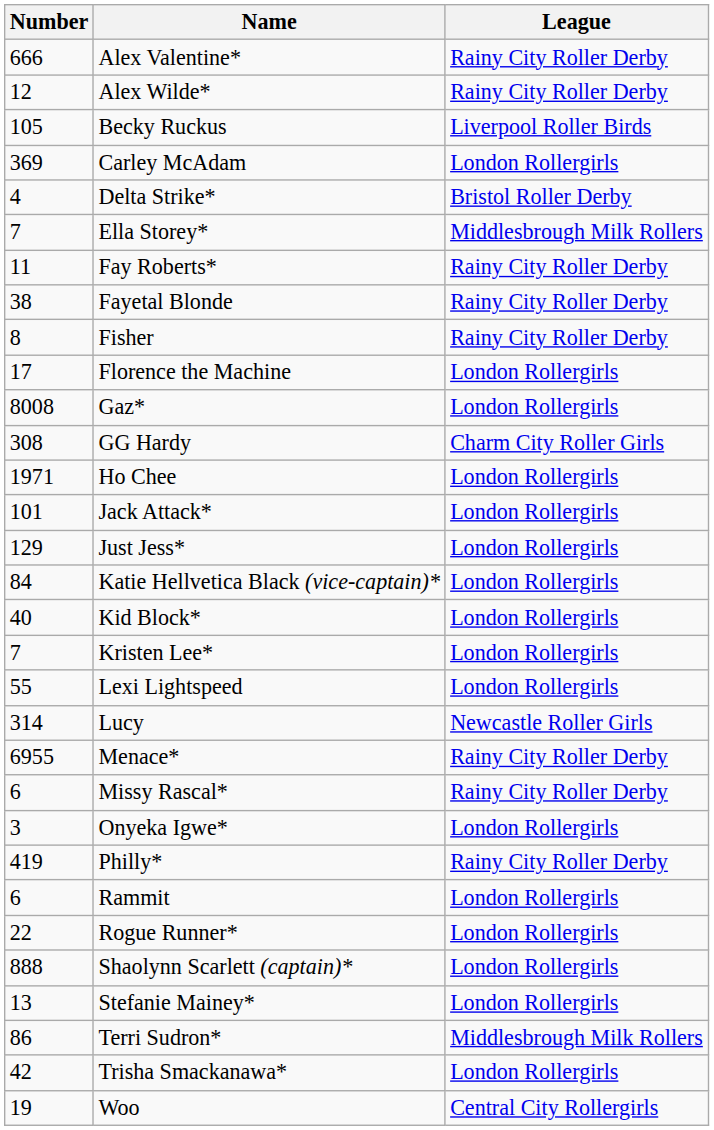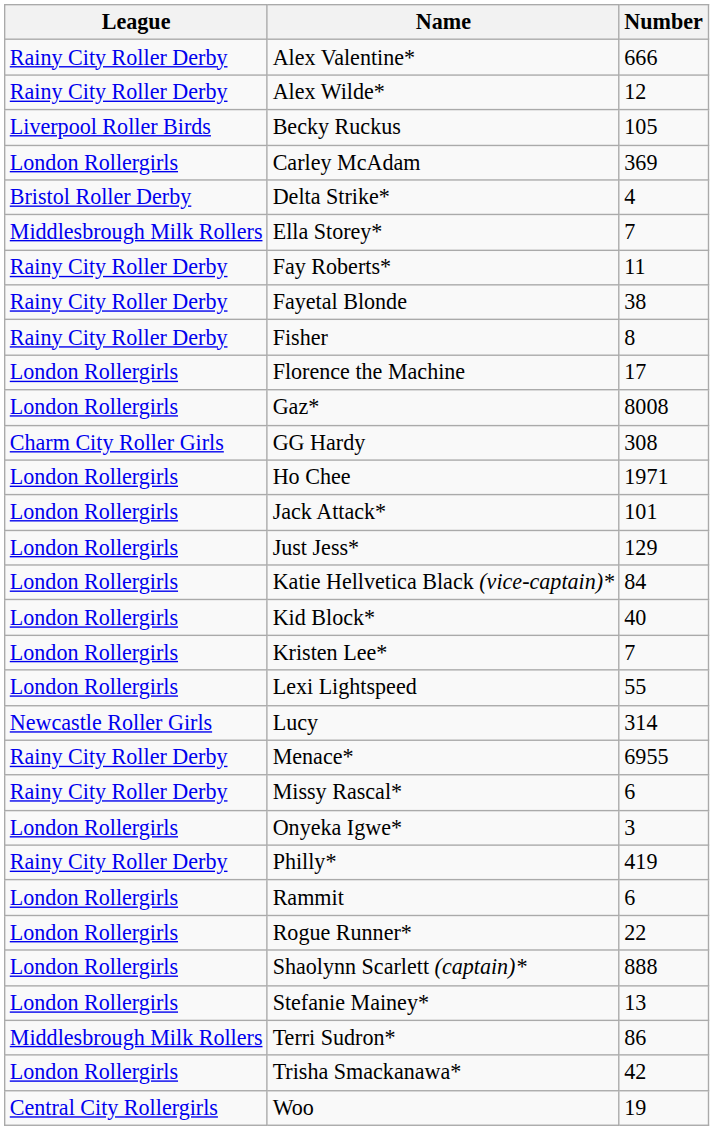columns swapped: (49, 22) <-> (576, 22)
